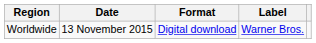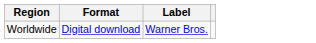- column: (107, 13)
